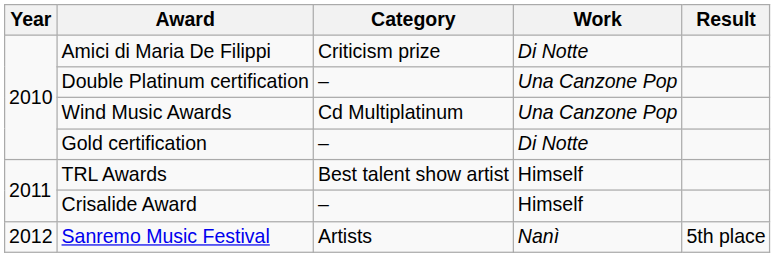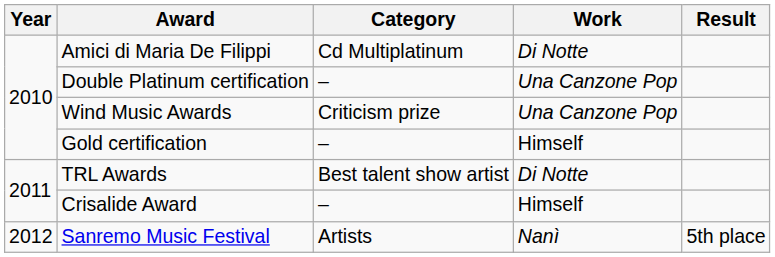(379, 50) Criticism prize -> (391, 50) Cd Multiplatinum
(391, 112) Cd Multiplatinum -> (379, 112) Criticism prize
(553, 143) Di Notte -> (550, 143) Himself
(550, 174) Himself -> (553, 174) Di Notte
